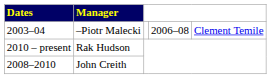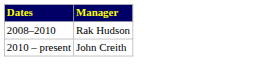- row: (108, 30)
(39, 47) 2010 – present -> (31, 30) 2008–2010
(31, 64) 2008–2010 -> (39, 47) 2010 – present
